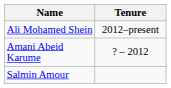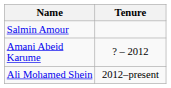rows swapped: (38, 74) <-> (50, 29)
